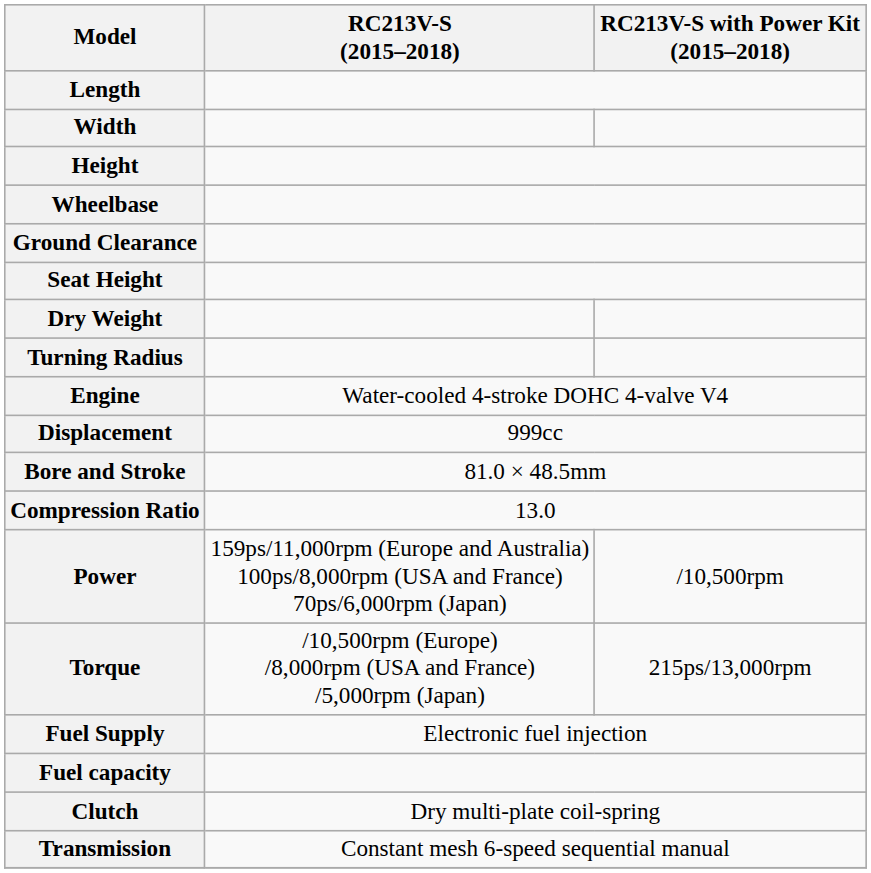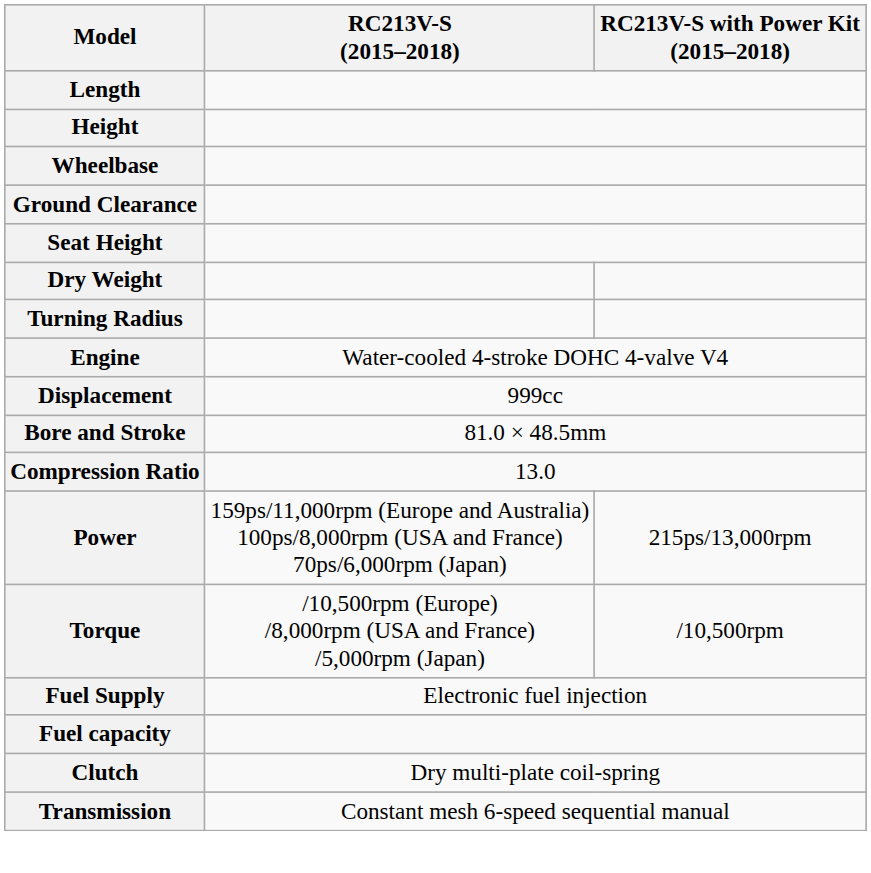- row: (105, 127)
(730, 575) /10,500rpm -> (730, 537) 215ps/13,000rpm
(730, 668) 215ps/13,000rpm -> (730, 630) /10,500rpm
